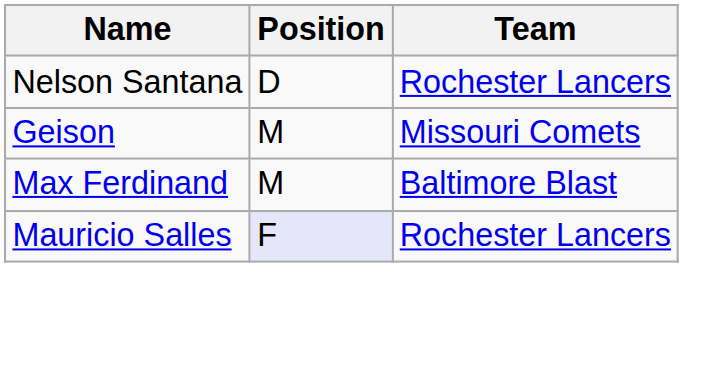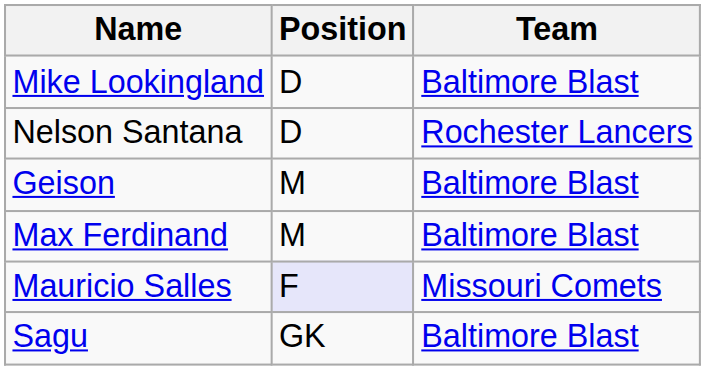+ row: (138, 81)
(520, 132) Missouri Comets -> (530, 183) Baltimore Blast
(535, 235) Rochester Lancers -> (542, 286) Missouri Comets
+ row: (50, 337)
